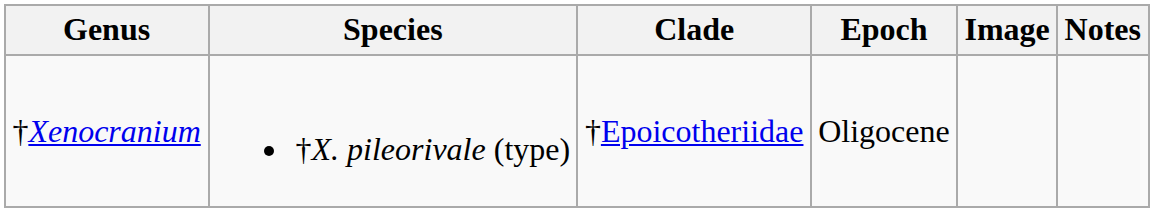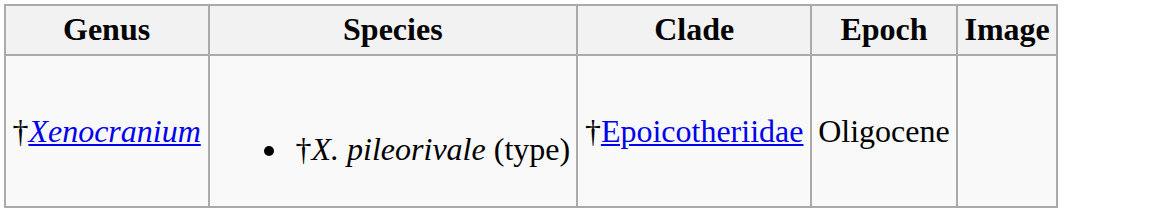- column: (1103, 29)
